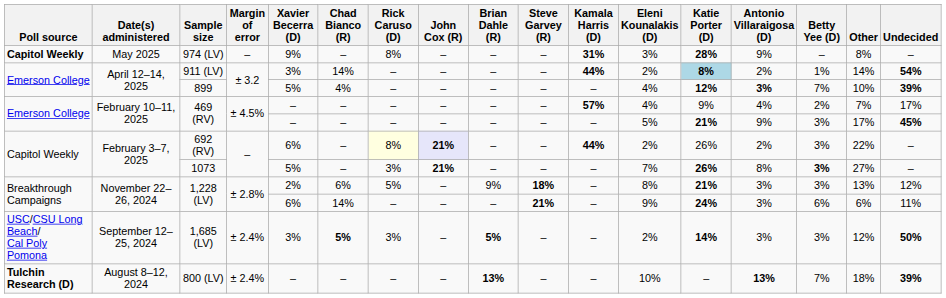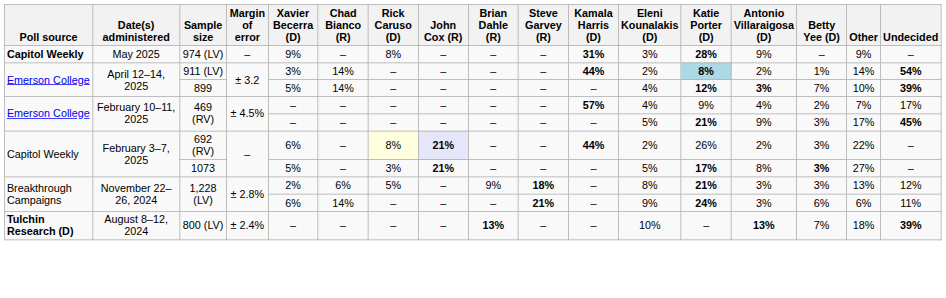(864, 54) 8% -> (864, 54) 9%
(343, 88) 4% -> (343, 88) 14%
(650, 169) 7% -> (650, 169) 5%
(706, 169) 26% -> (706, 169) 17%
- row: (136, 238)
